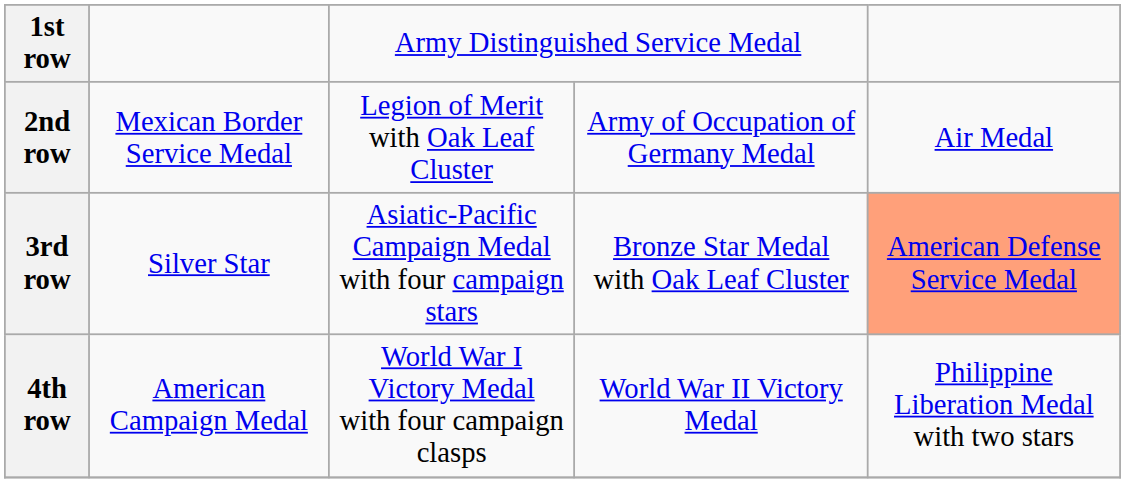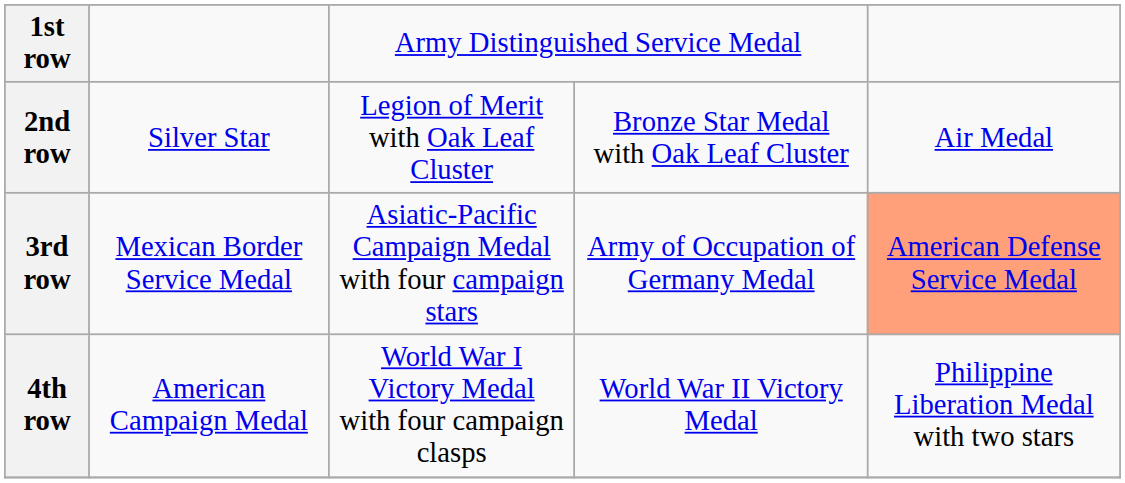(209, 137) Mexican Border Service Medal -> (209, 137) Silver Star
(721, 137) Army of Occupation of Germany Medal -> (721, 137) Bronze Star Medal with Oak Leaf Cluster
(209, 263) Silver Star -> (209, 263) Mexican Border Service Medal
(721, 263) Bronze Star Medal with Oak Leaf Cluster -> (721, 263) Army of Occupation of Germany Medal
